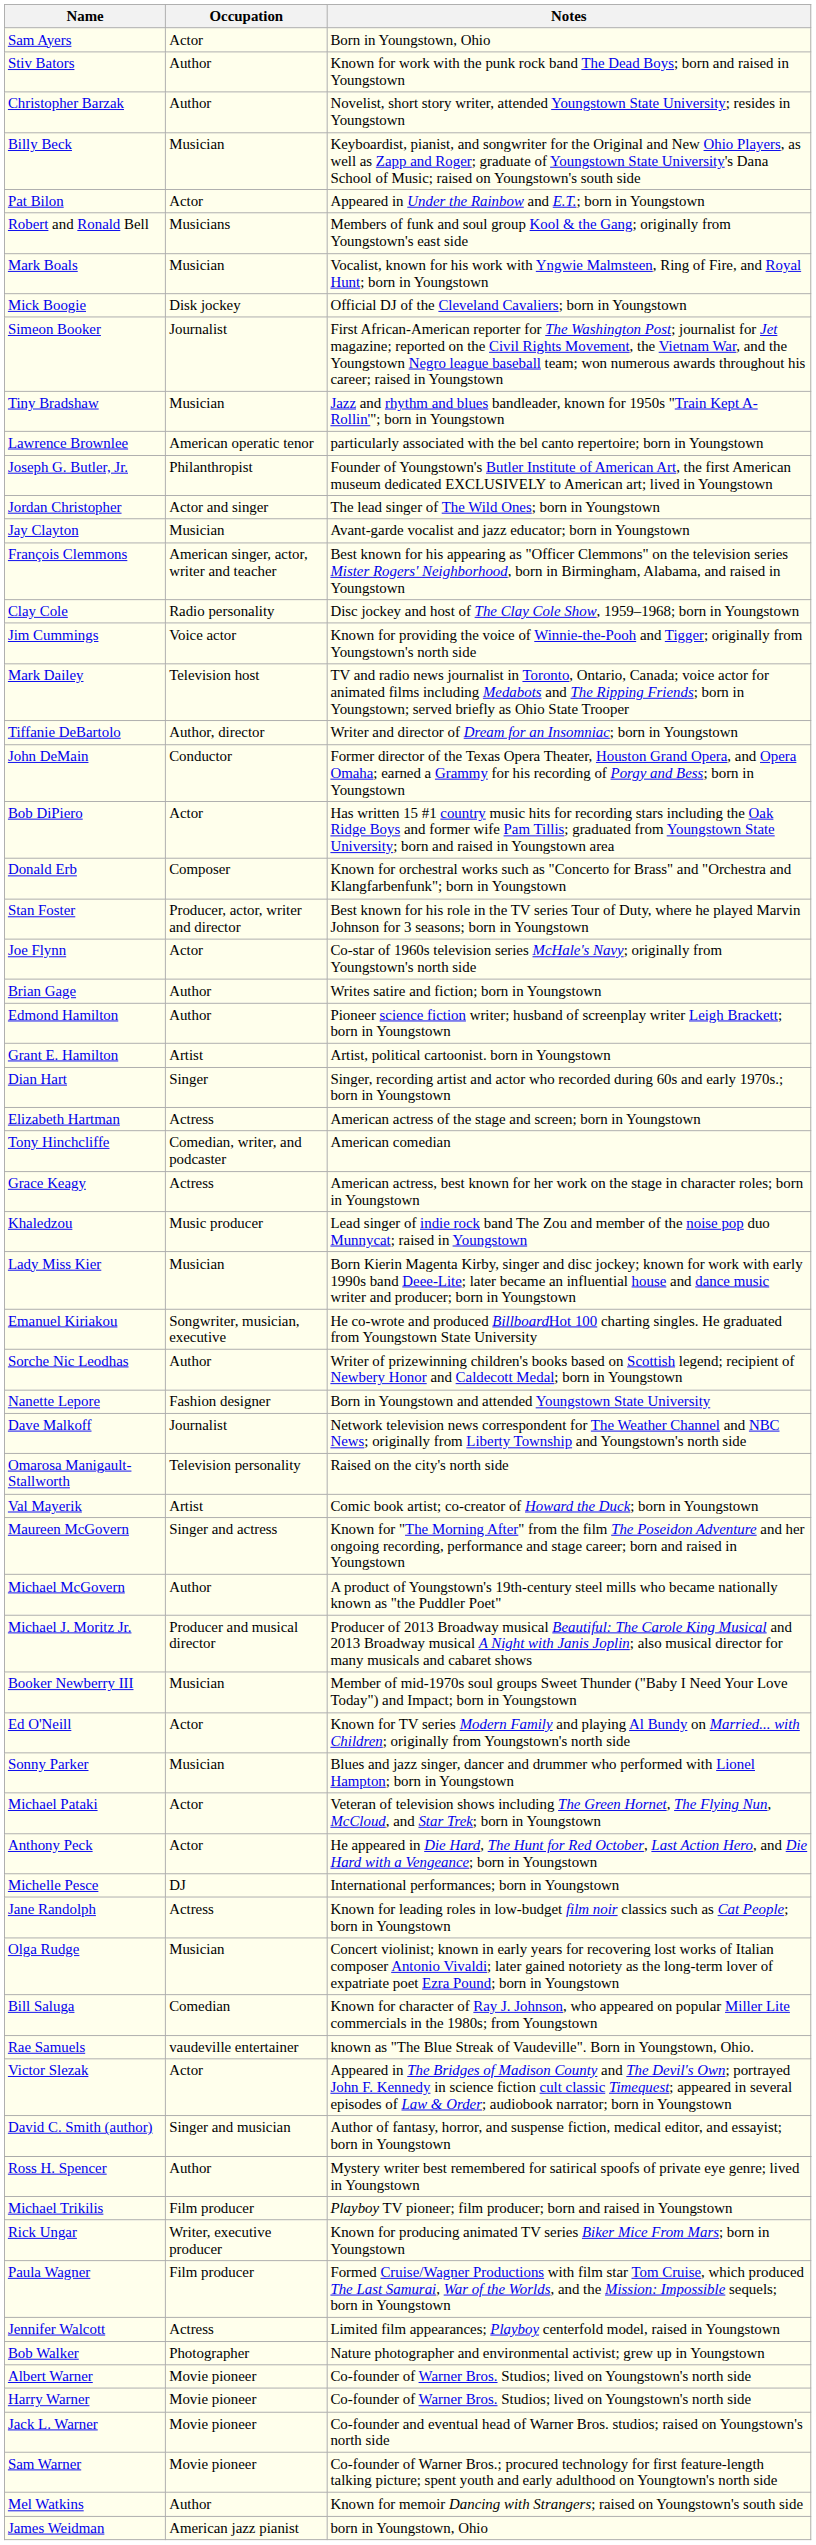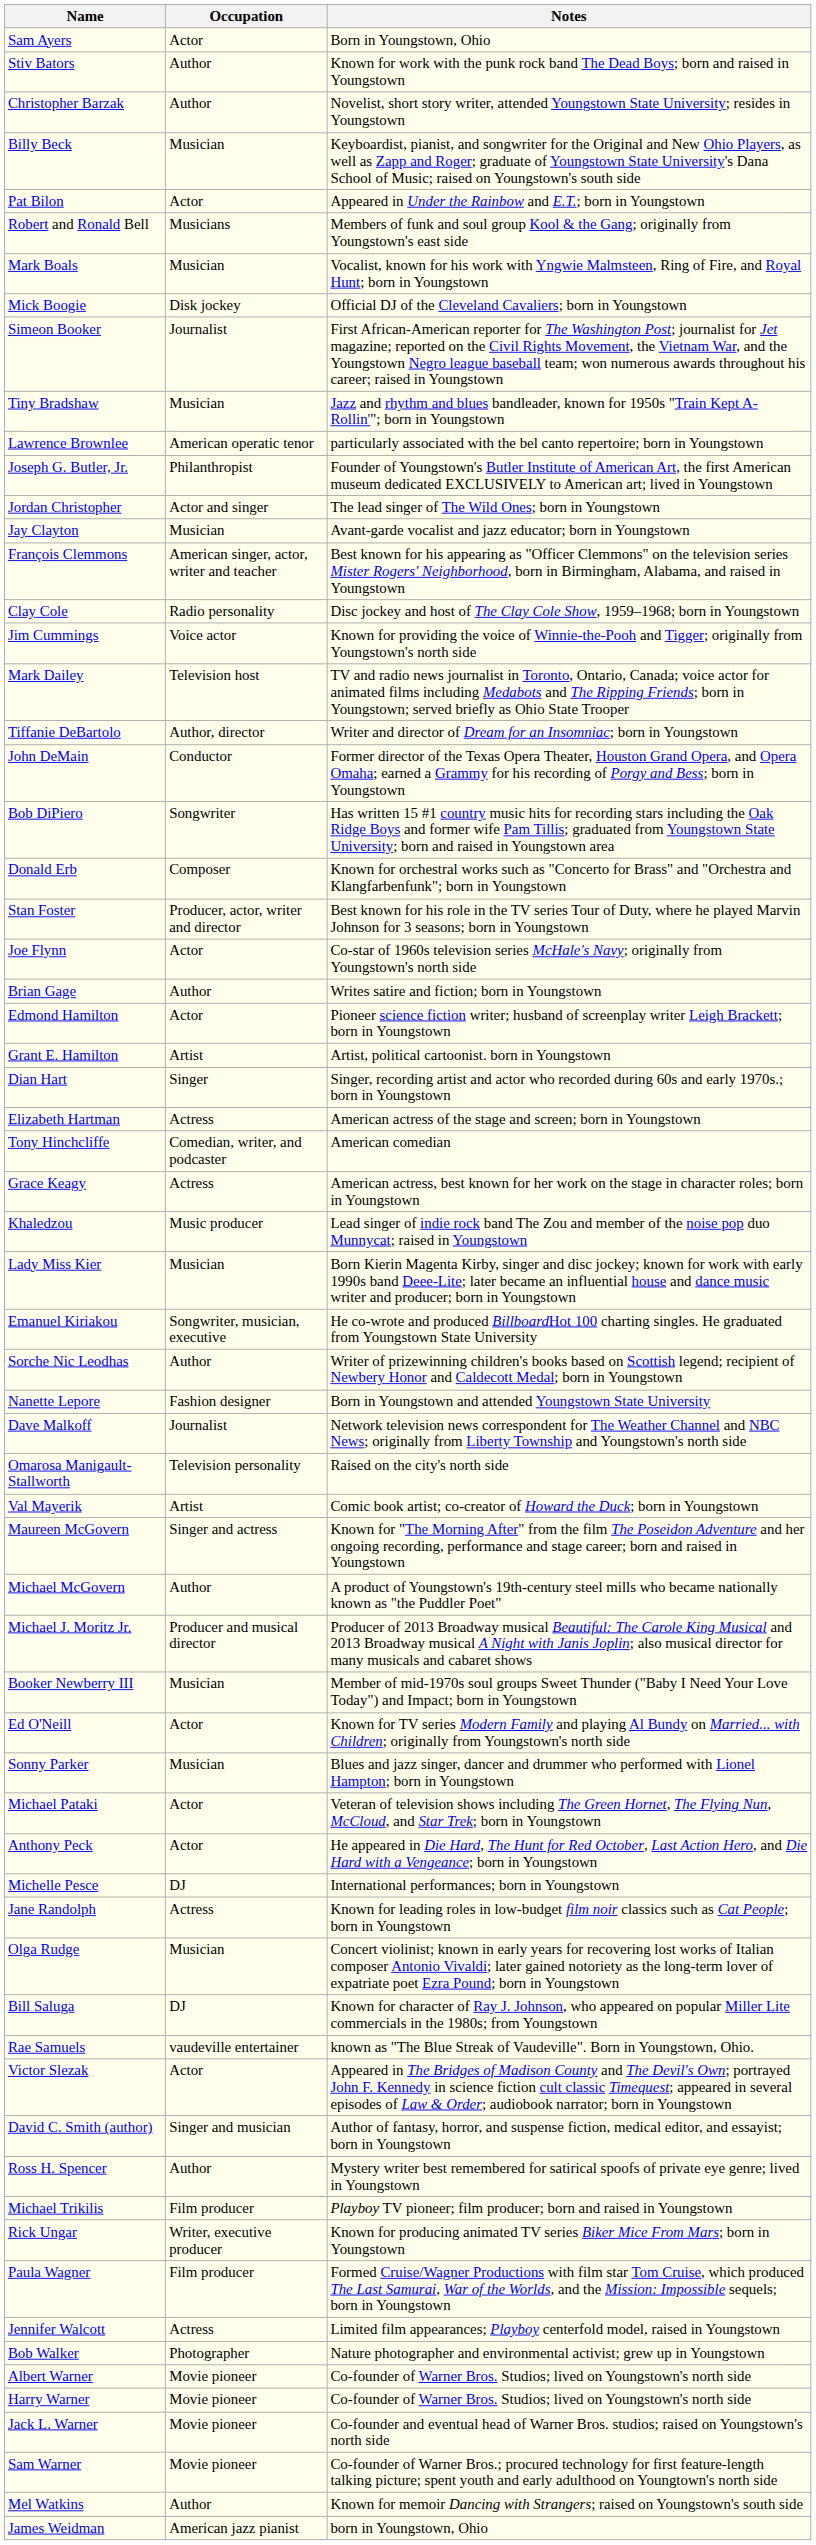(186, 813) Actor -> (202, 813) Songwriter
(190, 1014) Author -> (186, 1014) Actor
(200, 2006) Comedian -> (177, 2006) DJ
